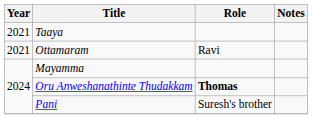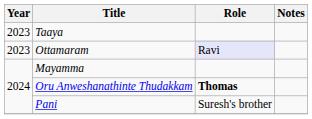(19, 31) 2021 -> (19, 31) 2023
(19, 50) 2021 -> (19, 50) 2023
(209, 50) no background -> (209, 50) lavender background
